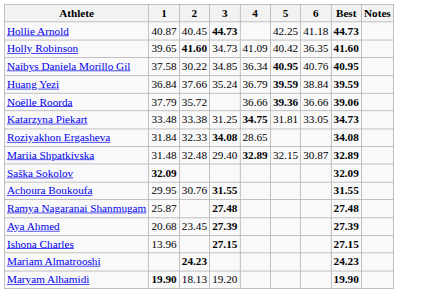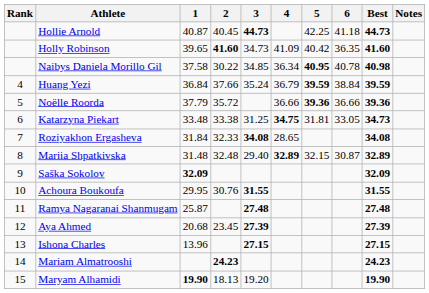+ column: (20, 13)
(316, 66) 40.76 -> (347, 66) 40.78
(346, 66) 40.95 -> (378, 66) 40.98
(346, 102) 39.06 -> (378, 102) 39.36
